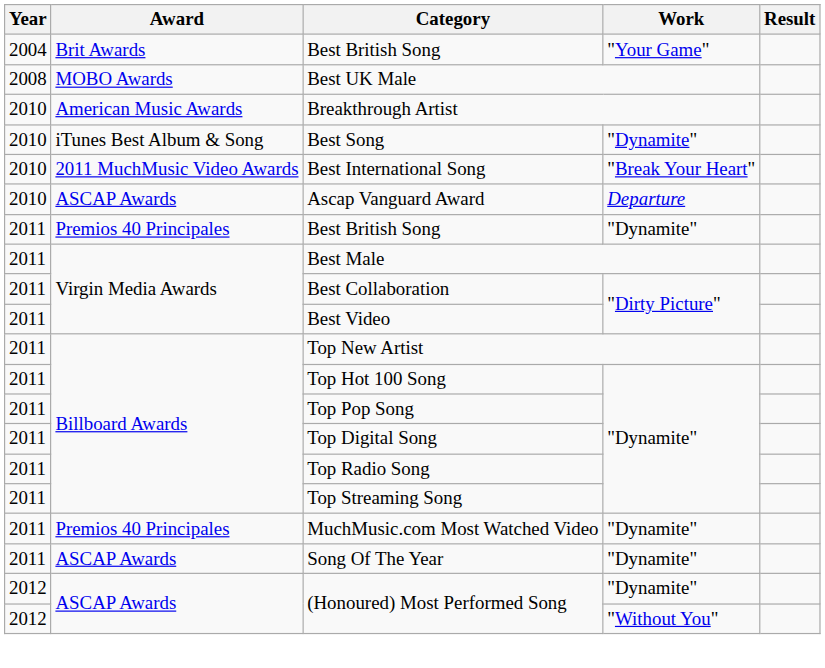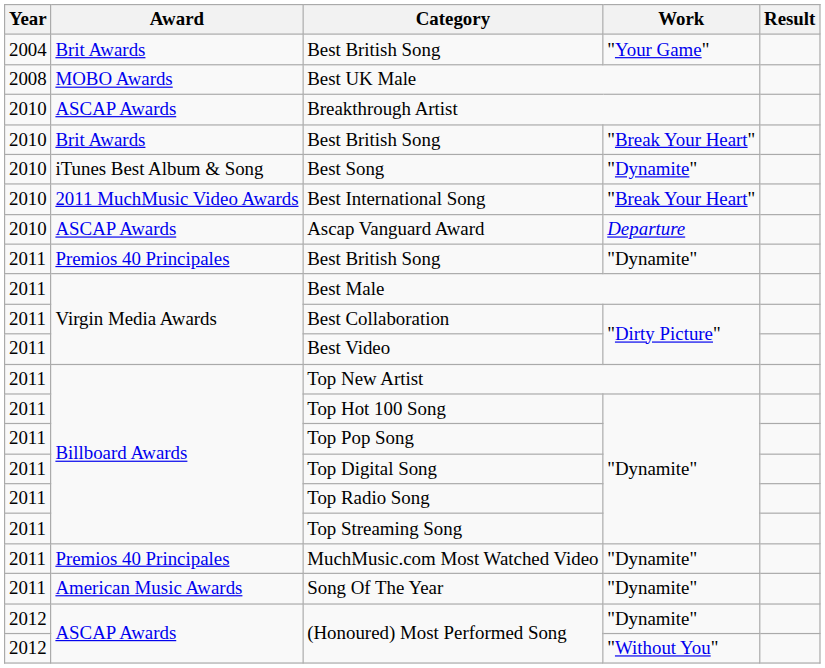(149, 109) American Music Awards -> (116, 109) ASCAP Awards
+ row: (374, 139)
(116, 558) ASCAP Awards -> (149, 588) American Music Awards
